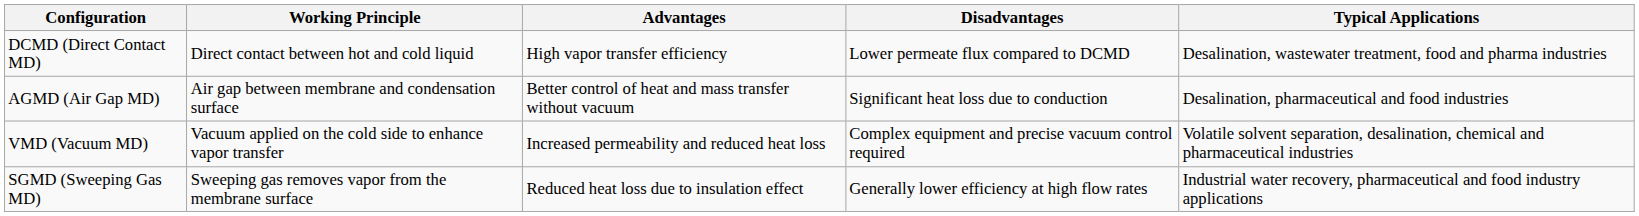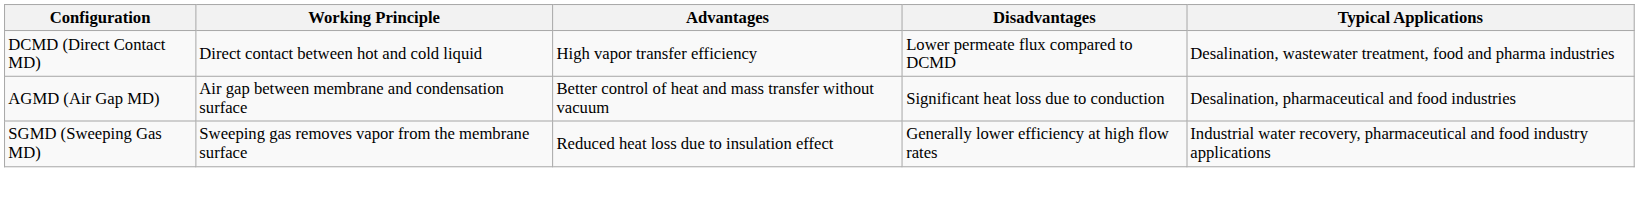- row: (78, 143)
